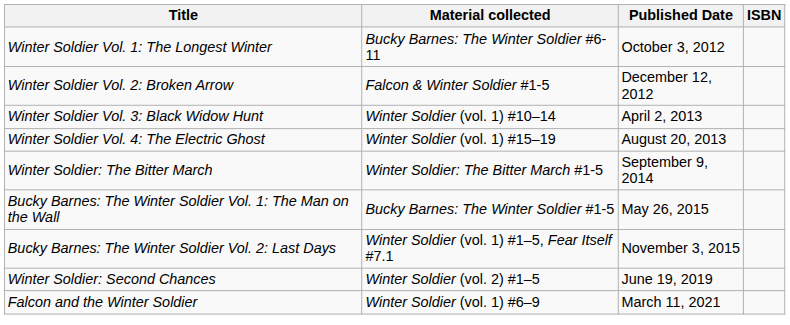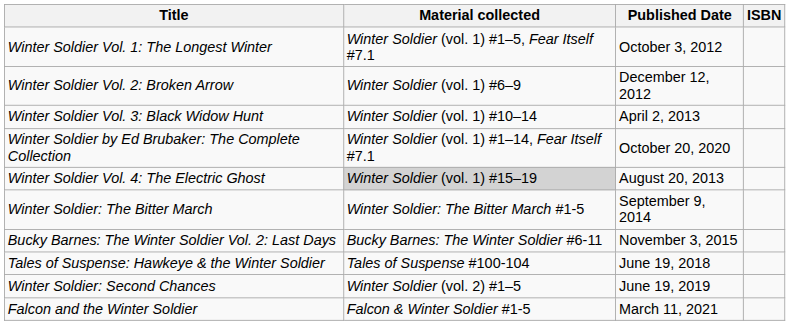(486, 46) Bucky Barnes: The Winter Soldier #6-11 -> (470, 46) Winter Soldier (vol. 1) #1–5, Fear Itself #7.1
(457, 85) Falcon & Winter Soldier #1-5 -> (434, 85) Winter Soldier (vol. 1) #6–9
+ row: (154, 147)
(461, 139) no background -> (442, 178) lightgrey background
- row: (178, 209)
(489, 248) Winter Soldier (vol. 1) #1–5, Fear Itself #7.1 -> (475, 240) Bucky Barnes: The Winter Soldier #6-11
+ row: (166, 263)
(453, 302) Winter Soldier (vol. 1) #6–9 -> (439, 309) Falcon & Winter Soldier #1-5
